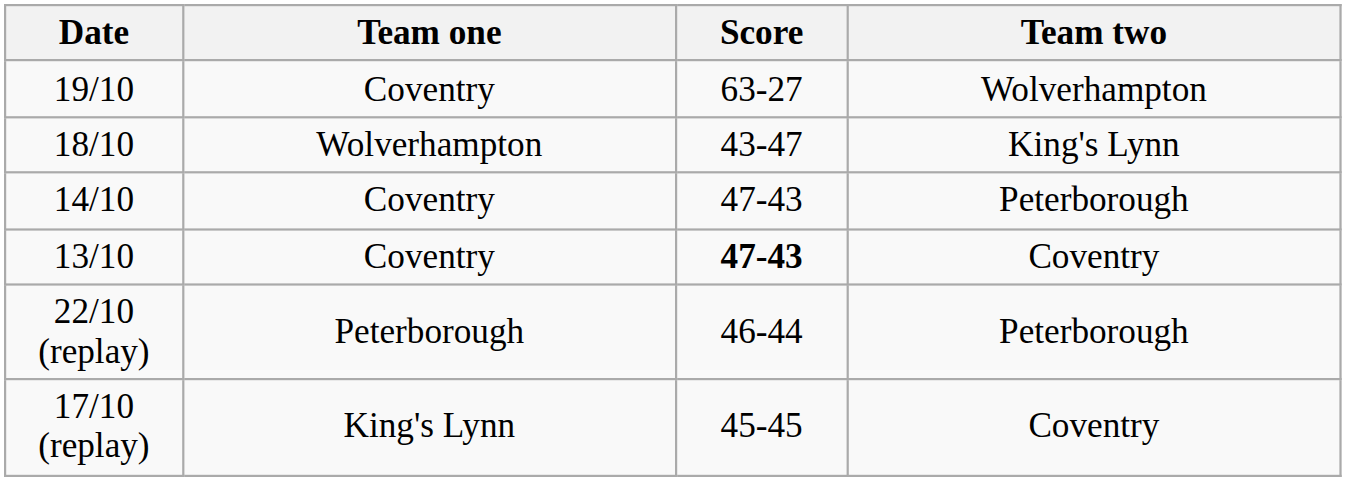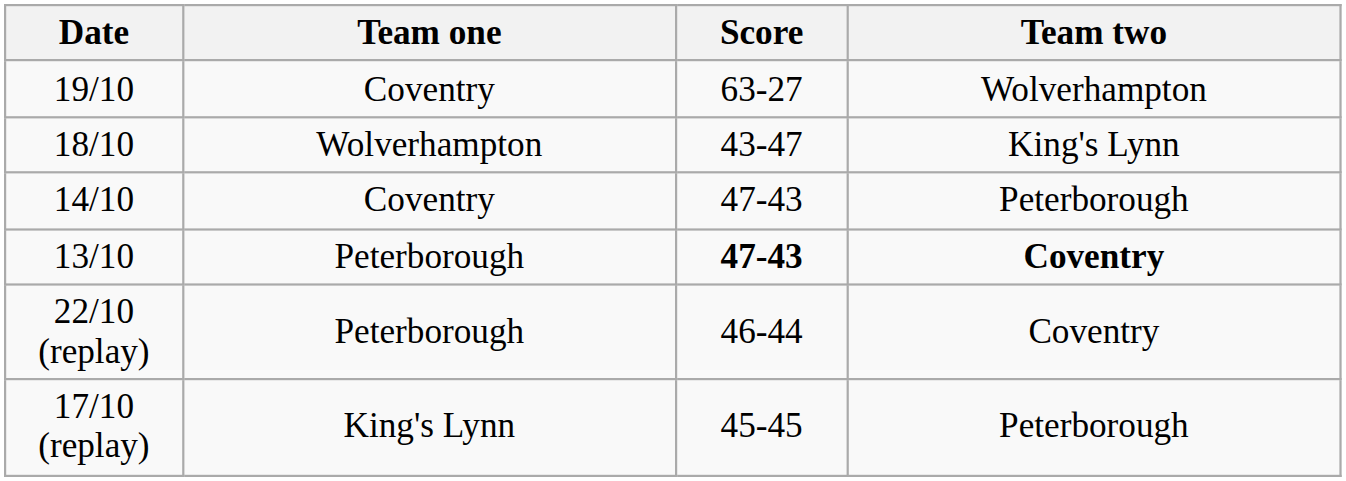(429, 255) Coventry -> (429, 255) Peterborough
(1094, 255) normal -> (1094, 255) bold
(1094, 331) Peterborough -> (1094, 331) Coventry
(1094, 426) Coventry -> (1094, 426) Peterborough
